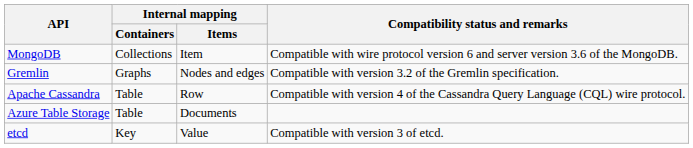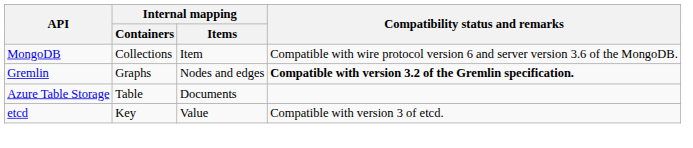(415, 73) normal -> (422, 73) bold
- row: (54, 93)
